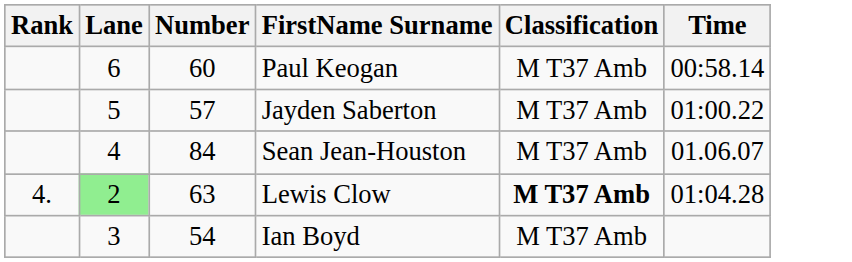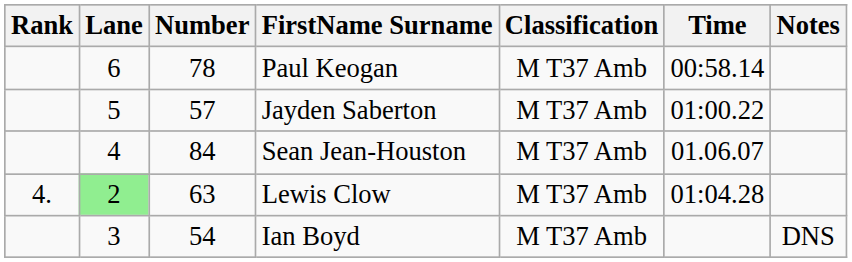+ column: (808, 25)
(202, 67) 60 -> (202, 67) 78
(582, 194) bold -> (582, 194) normal
